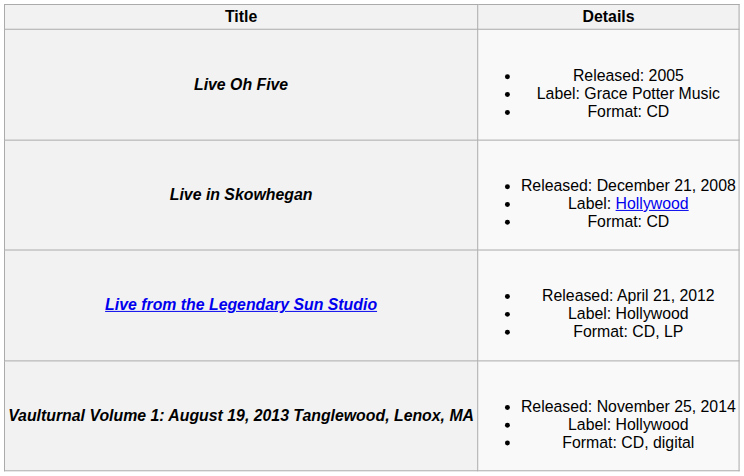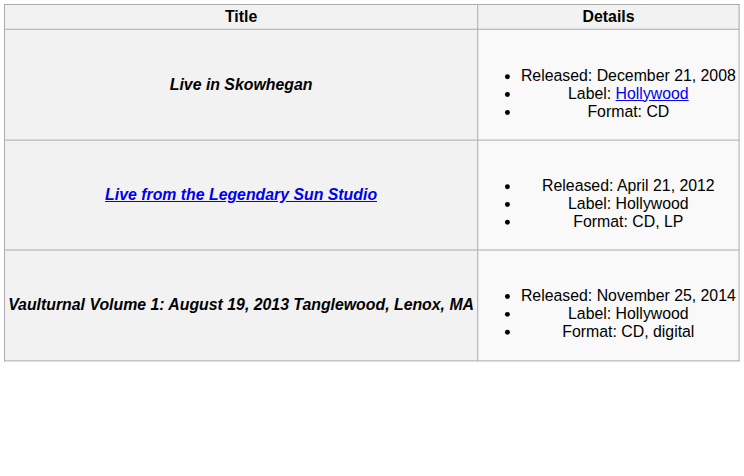- row: (241, 84)
